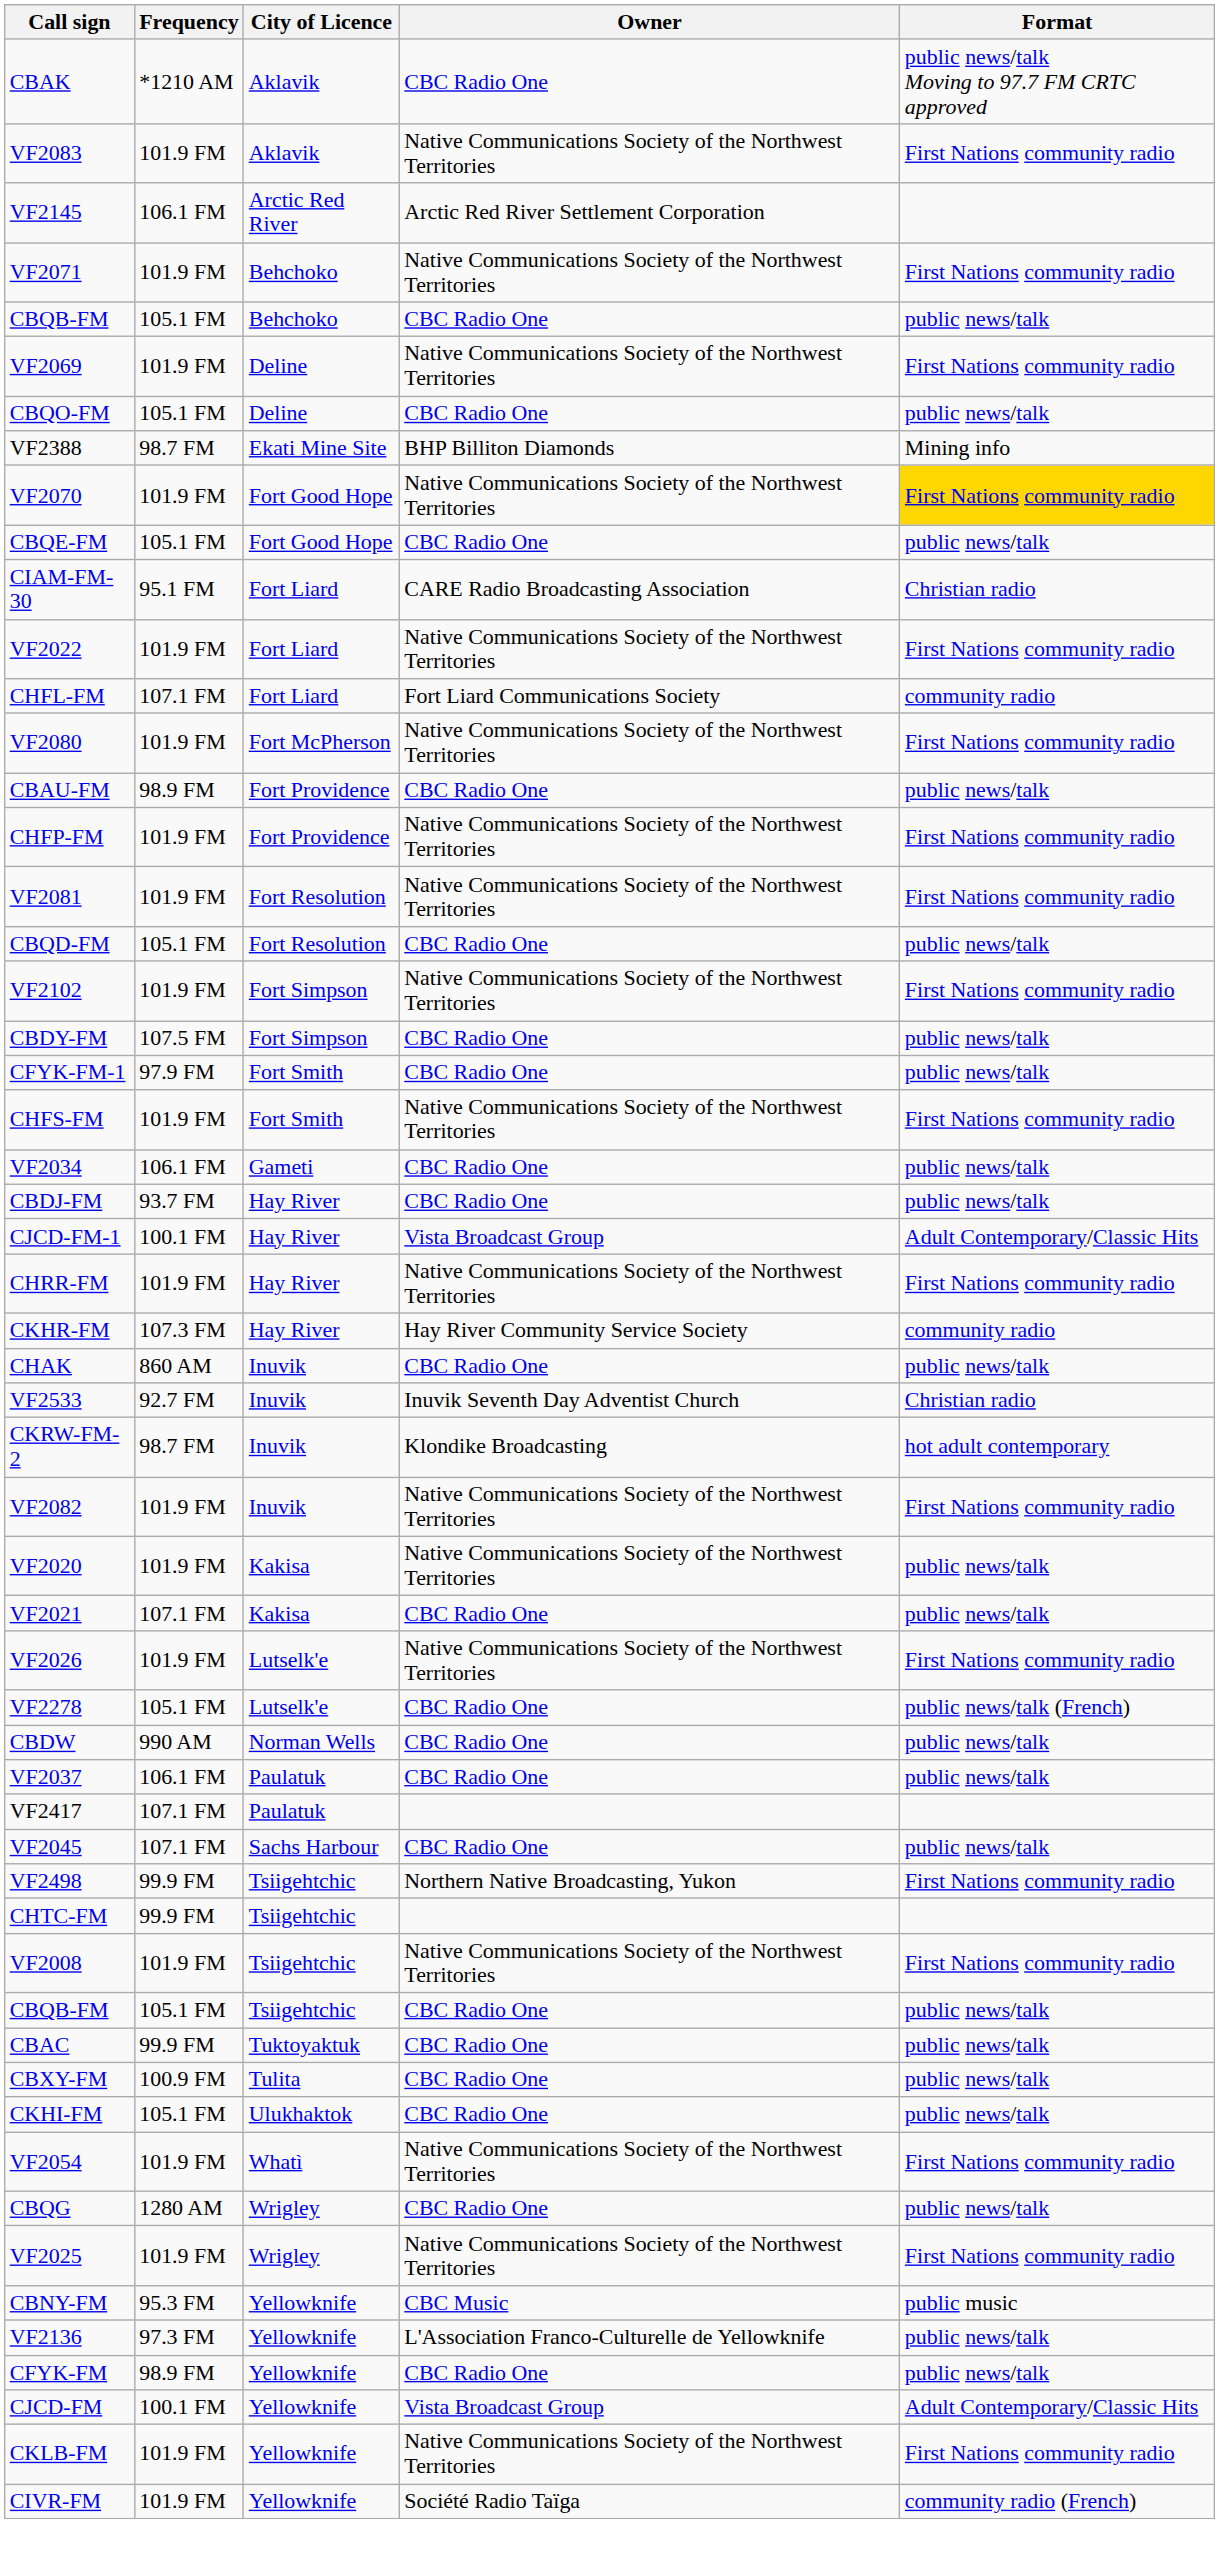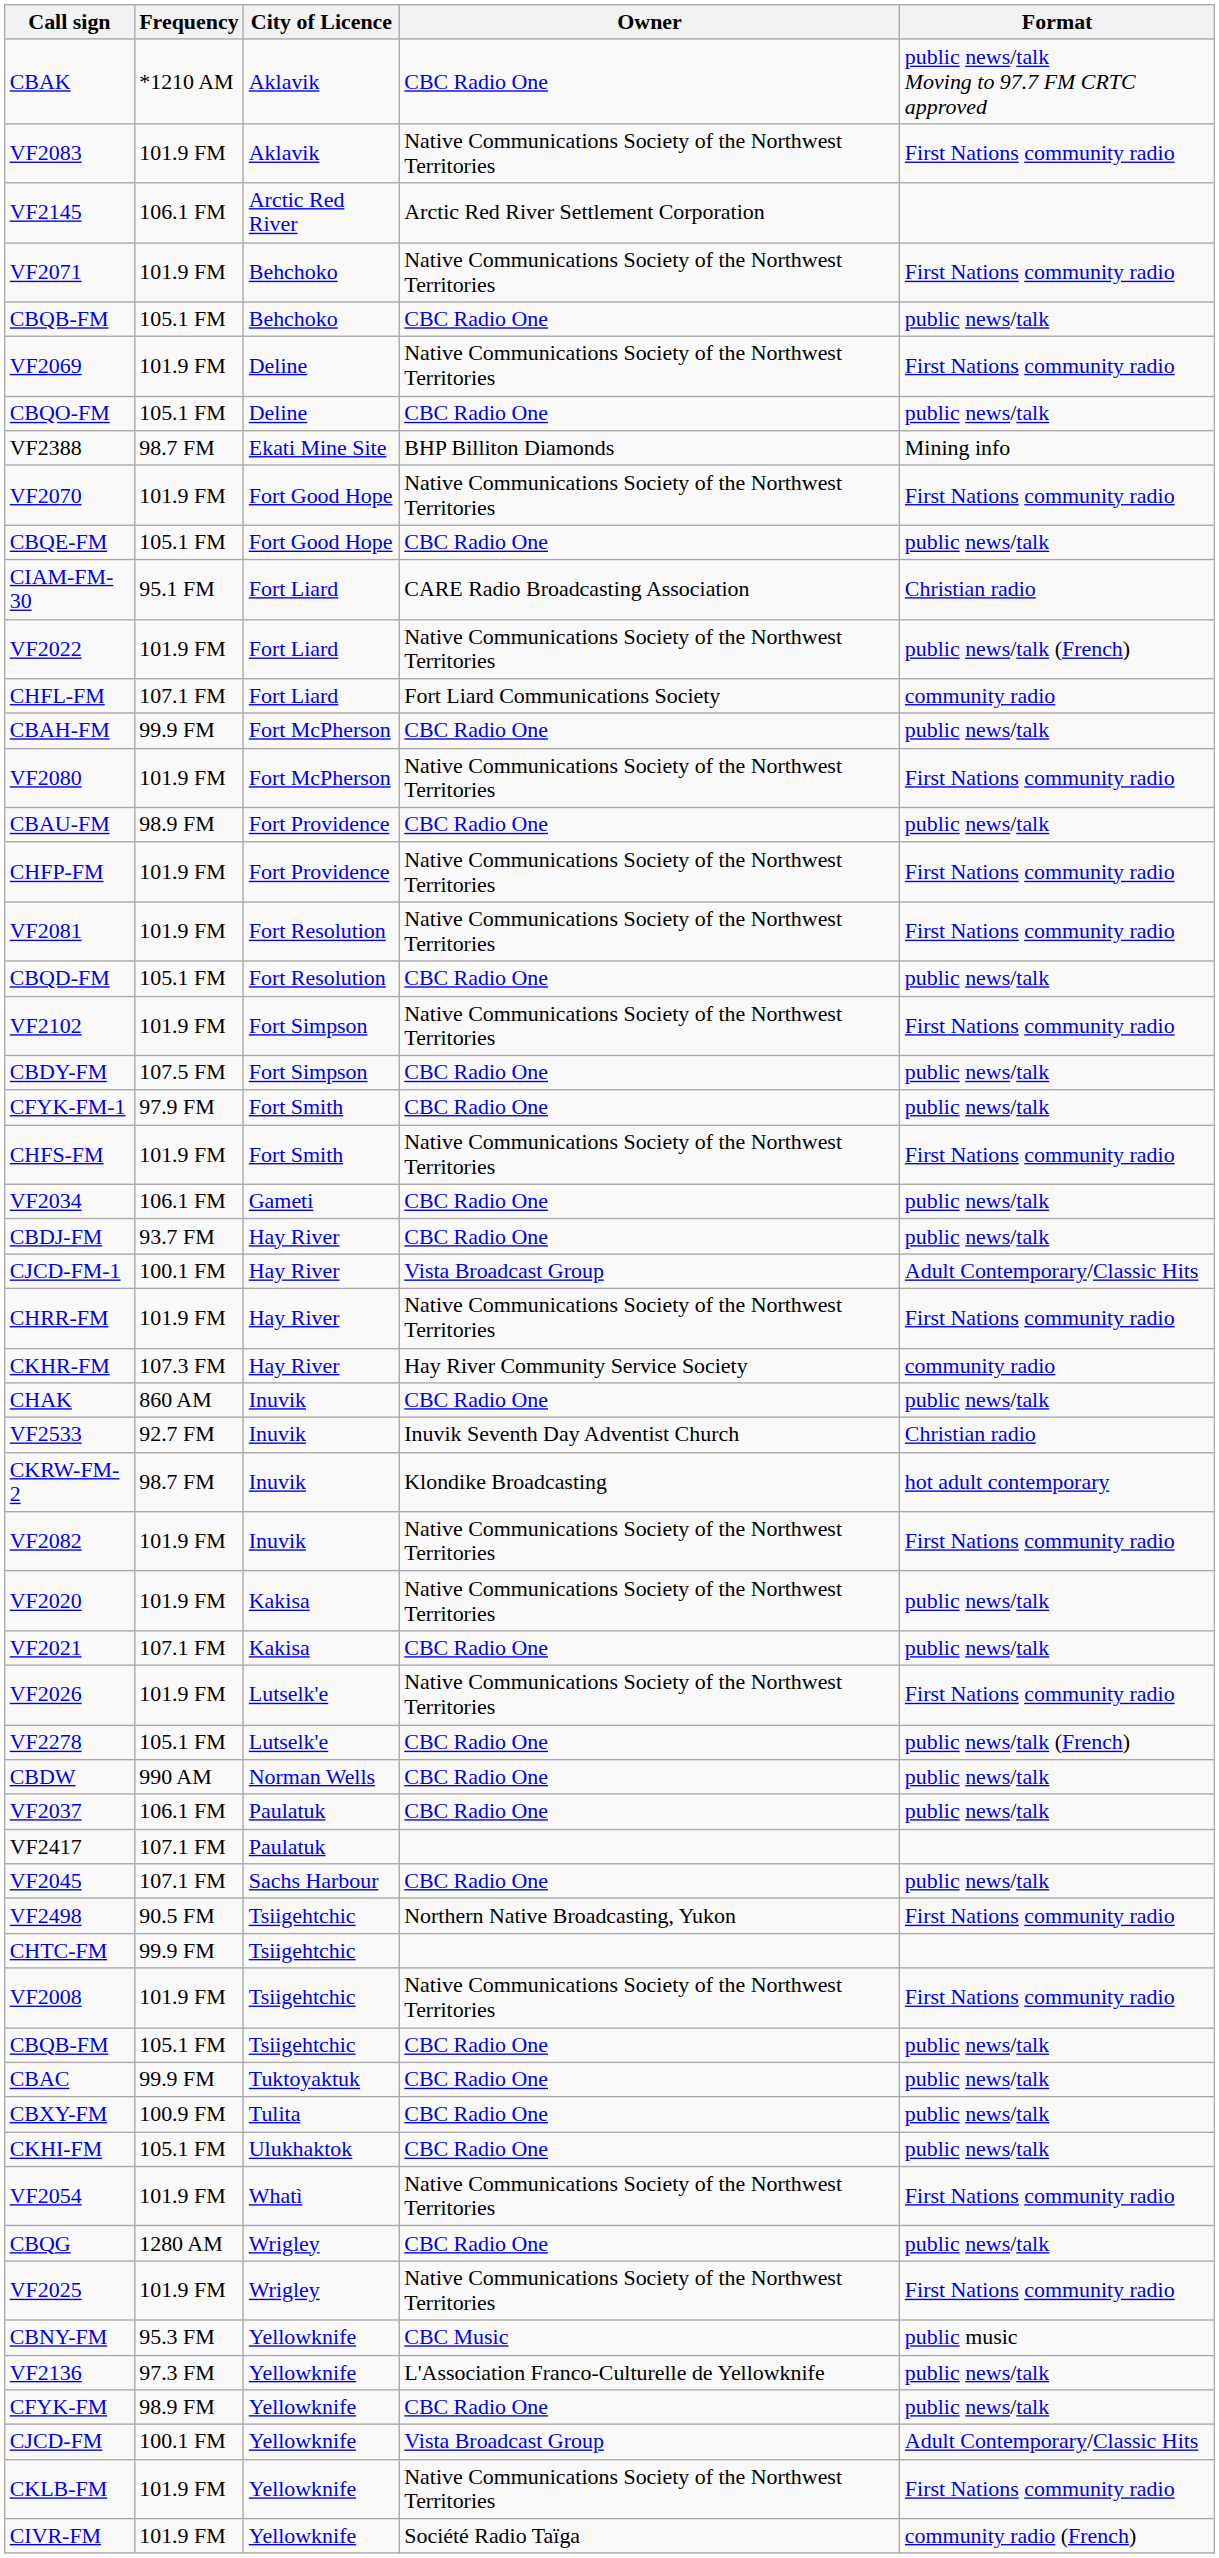(1040, 495) gold background -> (1040, 495) no background
(1040, 648) First Nations community radio -> (1018, 648) public news/talk (French)
+ row: (60, 730)
(177, 1880) 99.9 FM -> (177, 1915) 90.5 FM
